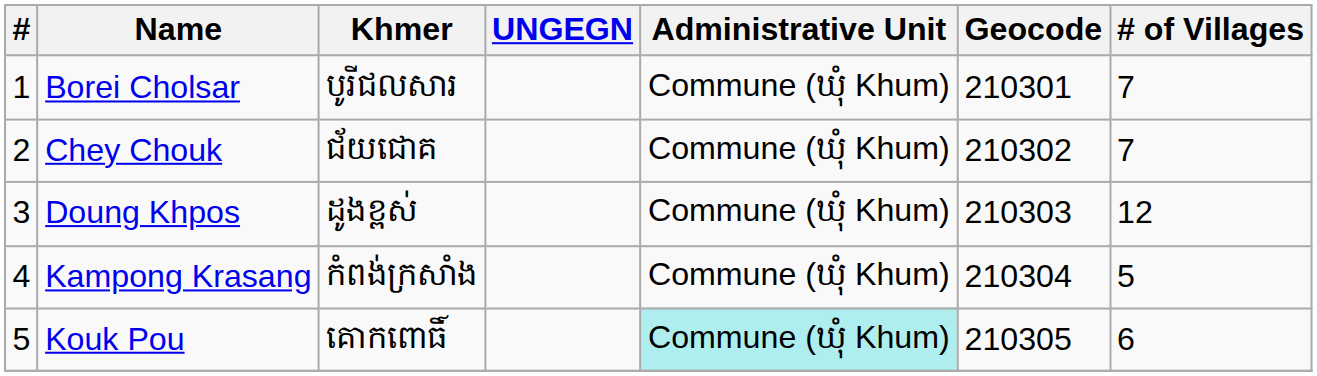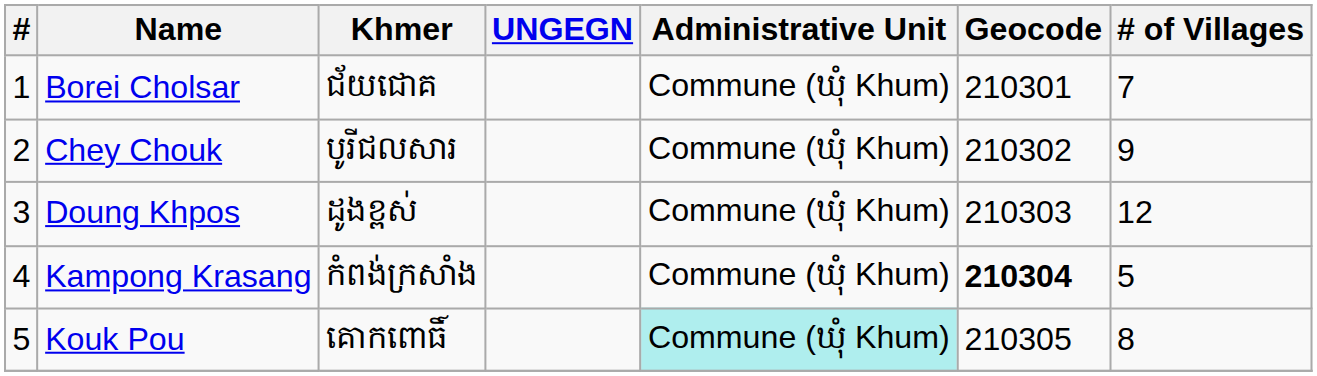(392, 85) បូរីជលសារ -> (382, 85) ជ័យជោគ
(382, 148) ជ័យជោគ -> (392, 148) បូរីជលសារ
(1126, 150) 7 -> (1126, 150) 9
(1018, 276) normal -> (1018, 276) bold
(1126, 339) 6 -> (1126, 339) 8
